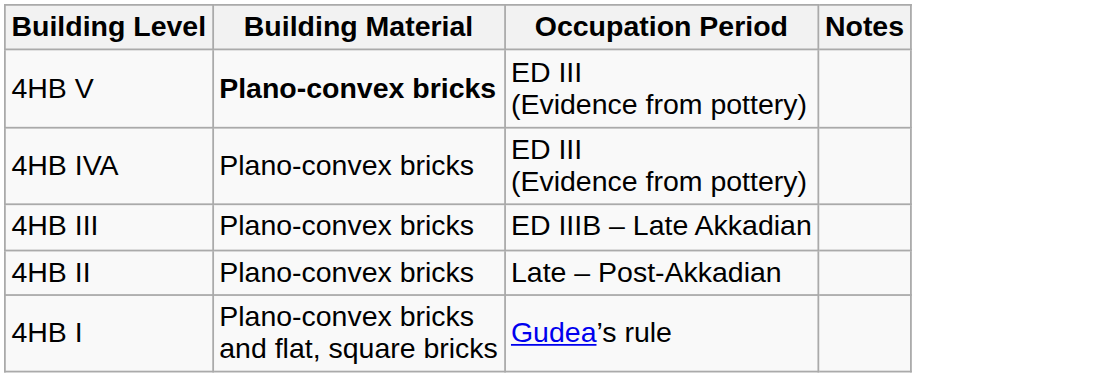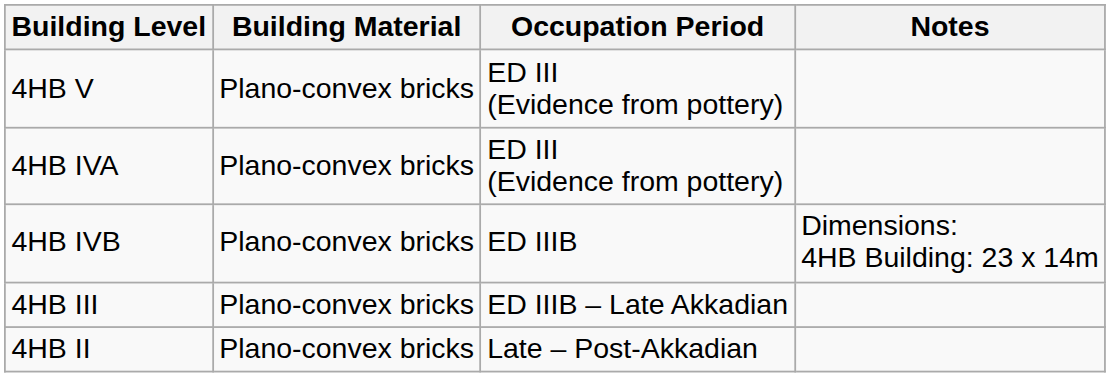(358, 88) bold -> (347, 88) normal
+ row: (66, 242)
- row: (47, 333)
